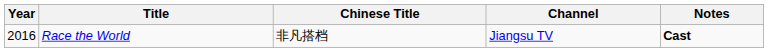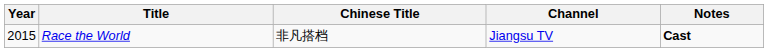(22, 36) 2016 -> (22, 36) 2015
